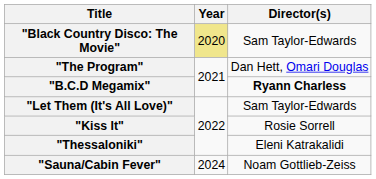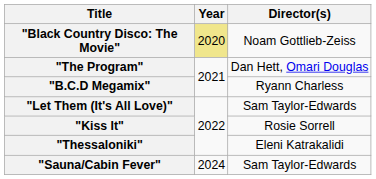(300, 40) Sam Taylor-Edwards -> (300, 40) Noam Gottlieb-Zeiss
(300, 86) bold -> (300, 86) normal
(300, 164) Noam Gottlieb-Zeiss -> (300, 164) Sam Taylor-Edwards
